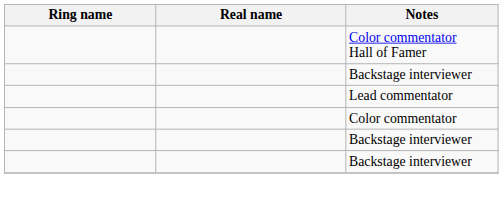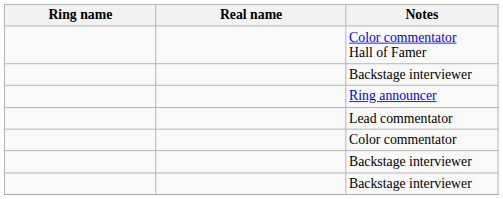+ row: (80, 96)
